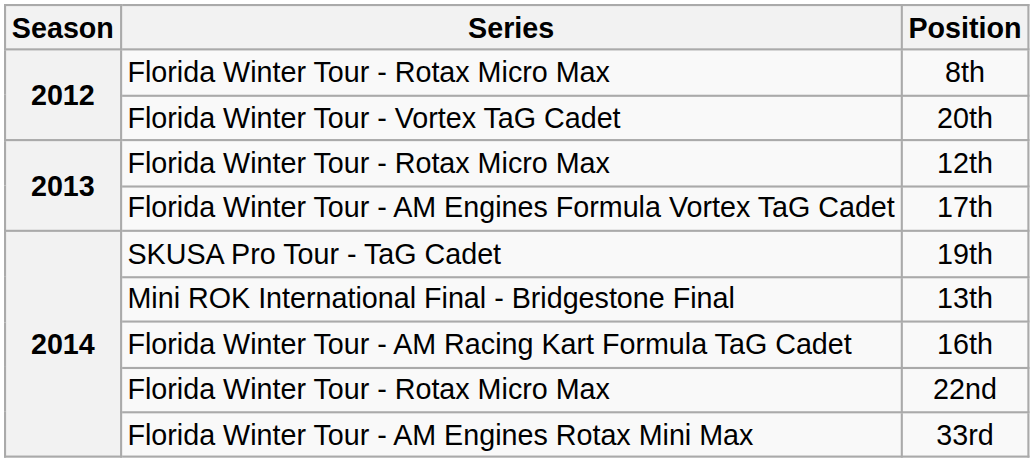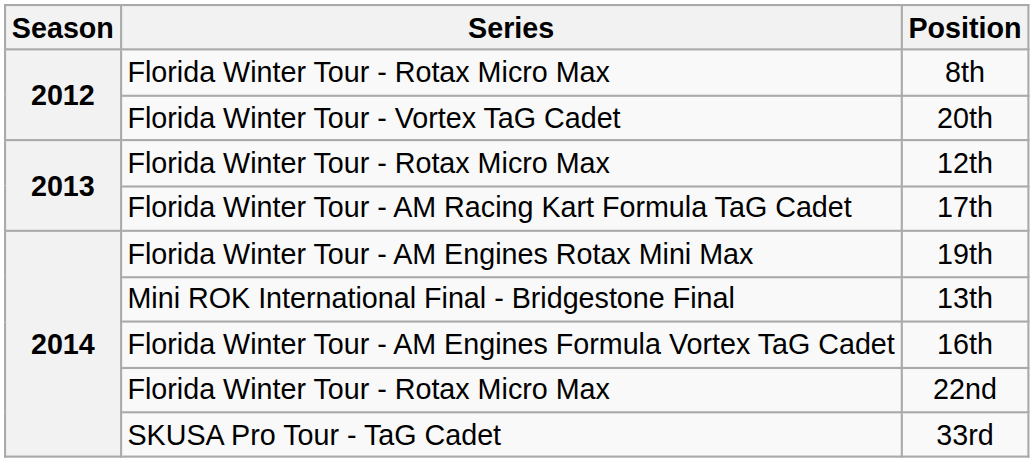(511, 208) Florida Winter Tour - AM Engines Formula Vortex TaG Cadet -> (490, 208) Florida Winter Tour - AM Racing Kart Formula TaG Cadet
(314, 253) SKUSA Pro Tour - TaG Cadet -> (440, 253) Florida Winter Tour - AM Engines Rotax Mini Max
(490, 344) Florida Winter Tour - AM Racing Kart Formula TaG Cadet -> (511, 344) Florida Winter Tour - AM Engines Formula Vortex TaG Cadet
(440, 434) Florida Winter Tour - AM Engines Rotax Mini Max -> (314, 434) SKUSA Pro Tour - TaG Cadet
